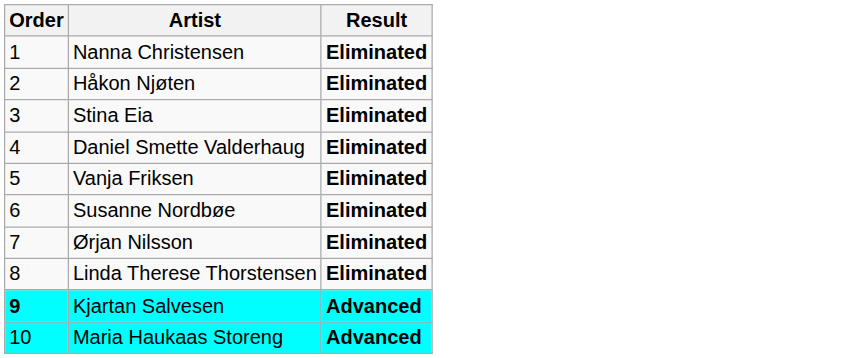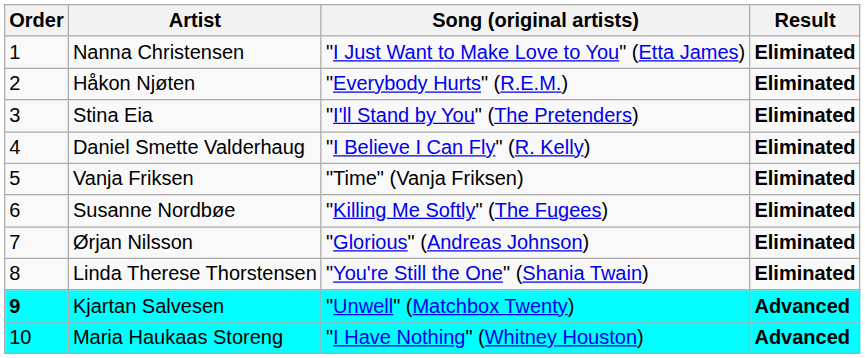+ column: (536, 20)
